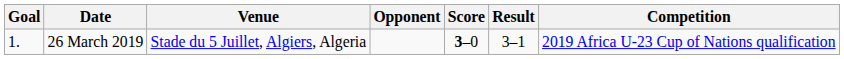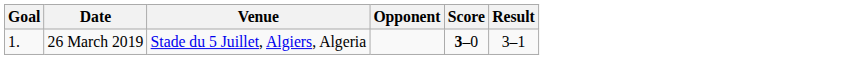- column: (689, 16)
